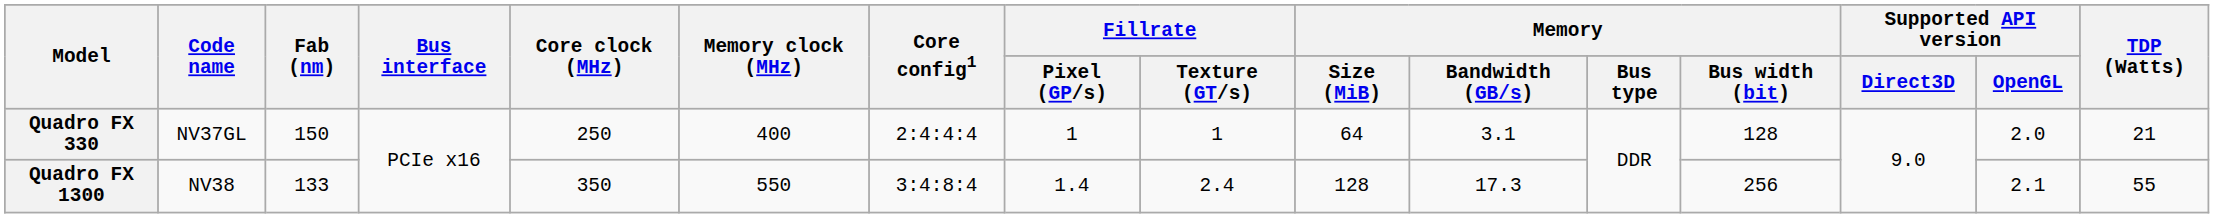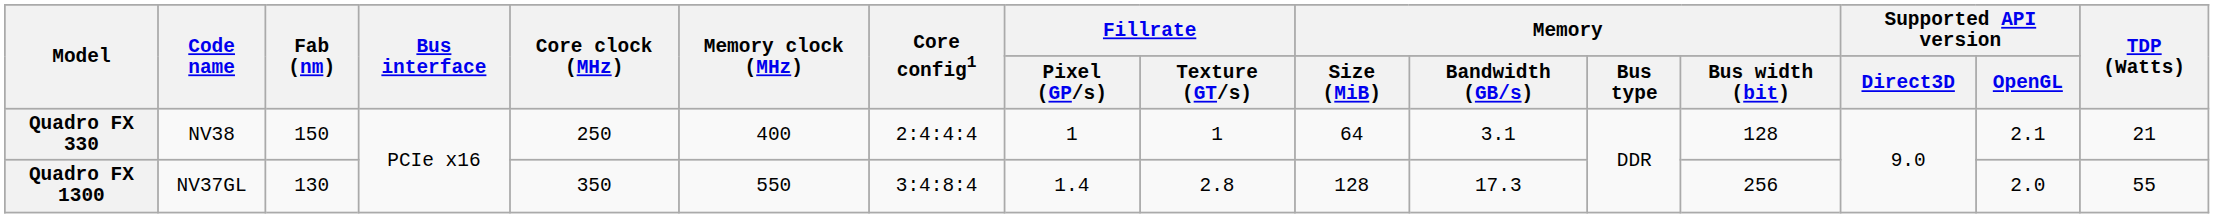(212, 134) NV37GL -> (212, 134) NV38
(2028, 134) 2.0 -> (2028, 134) 2.1
(212, 186) NV38 -> (212, 186) NV37GL
(312, 186) 133 -> (312, 186) 130
(1217, 186) 2.4 -> (1217, 186) 2.8
(2028, 186) 2.1 -> (2028, 186) 2.0
